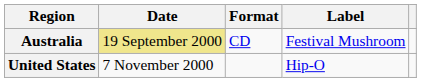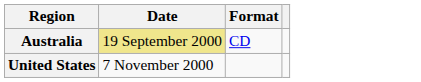- column: (346, 16)
